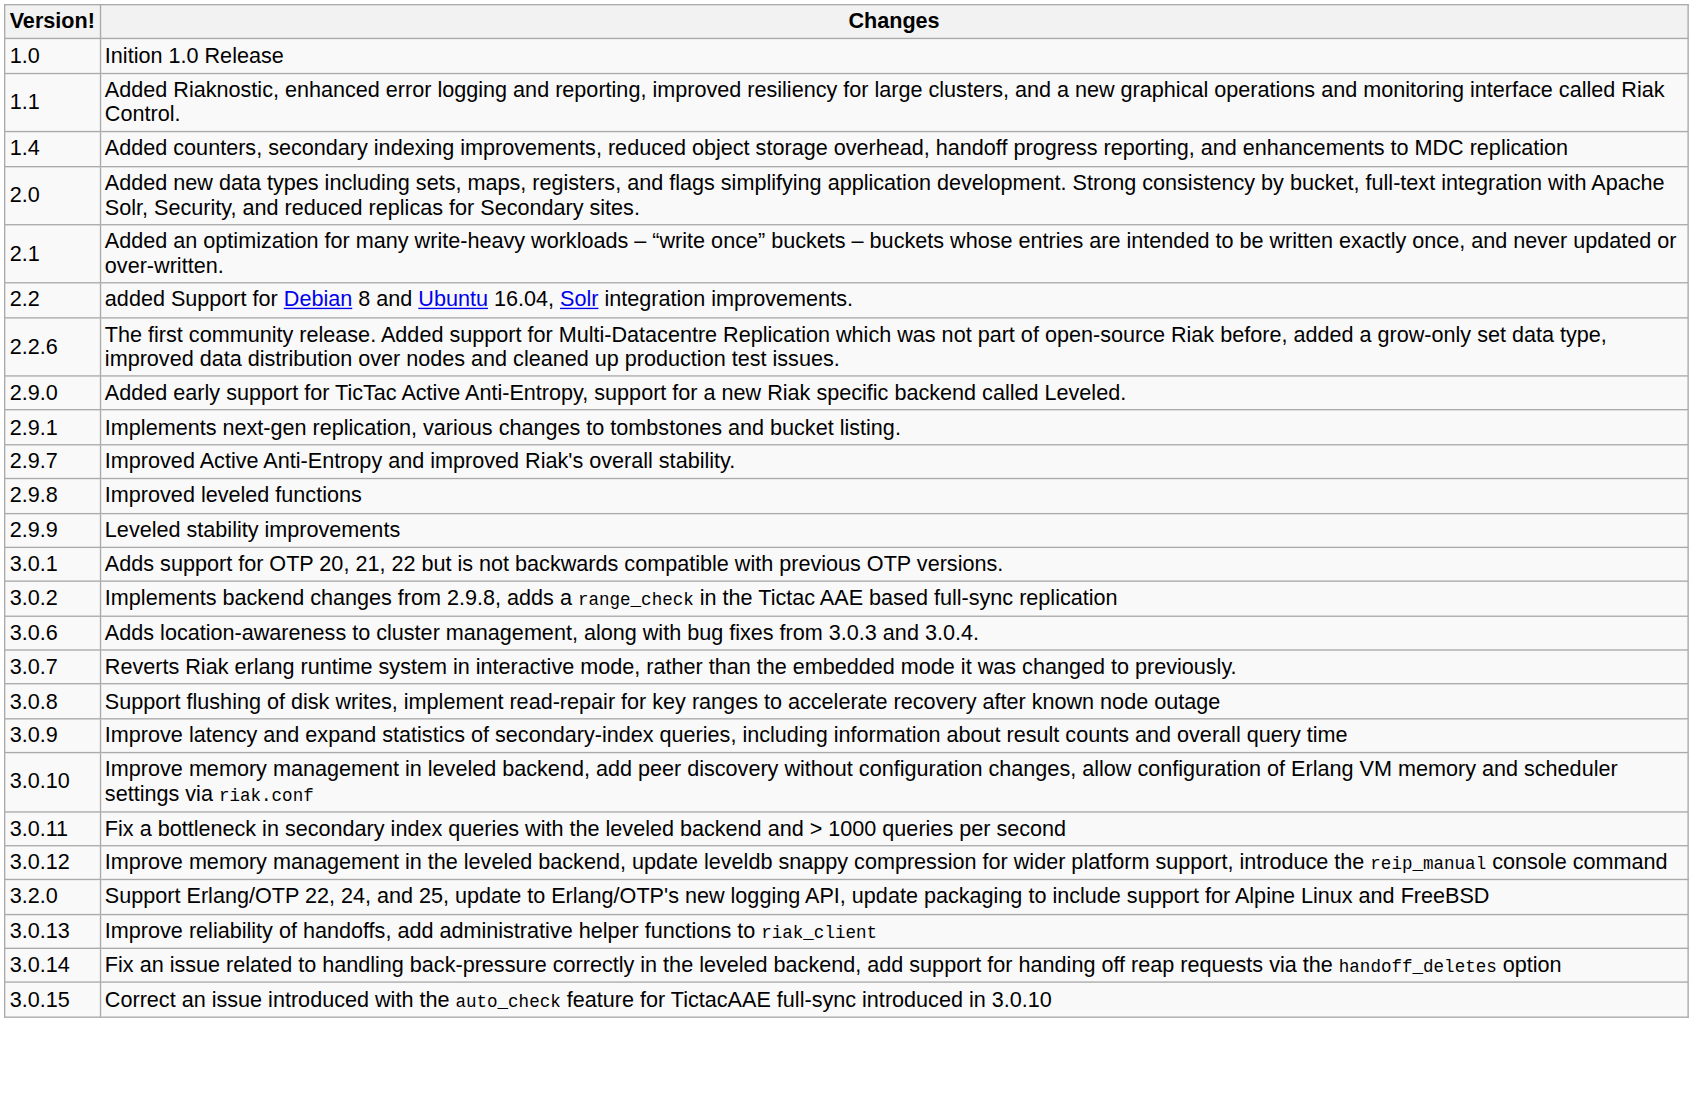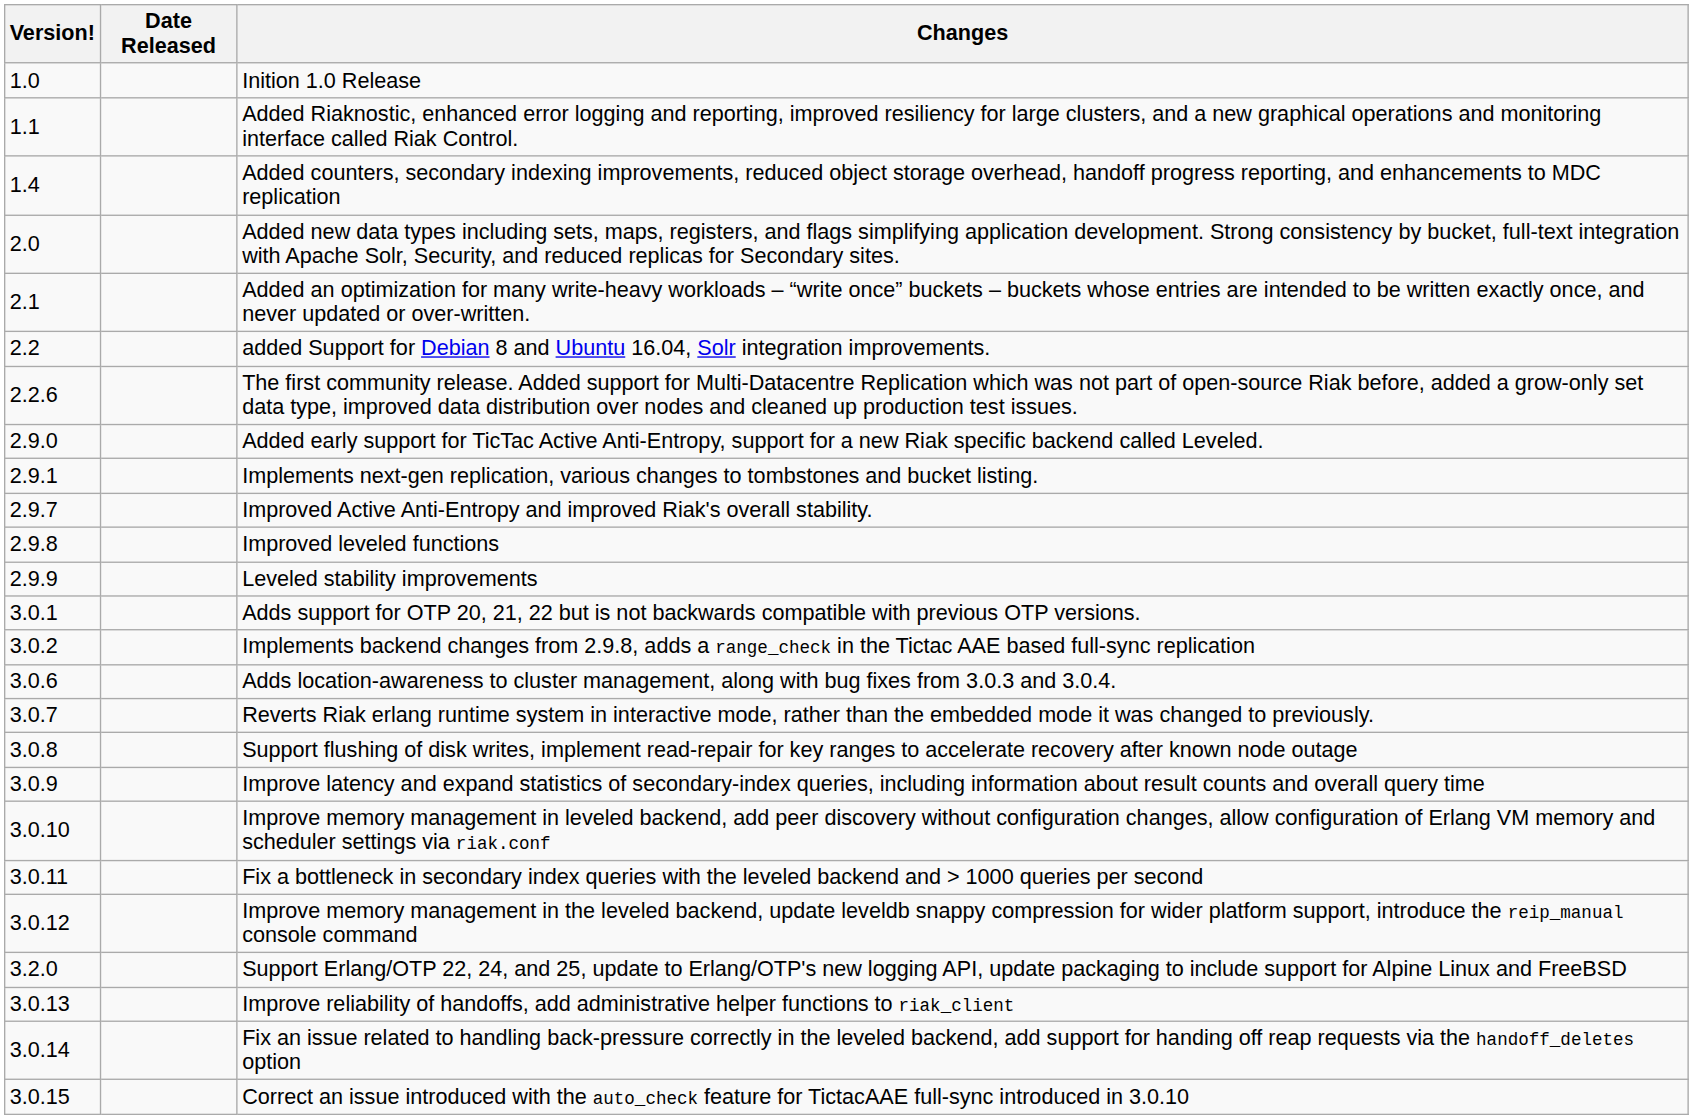+ column: (169, 33)
